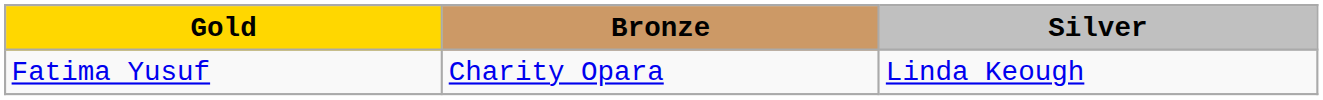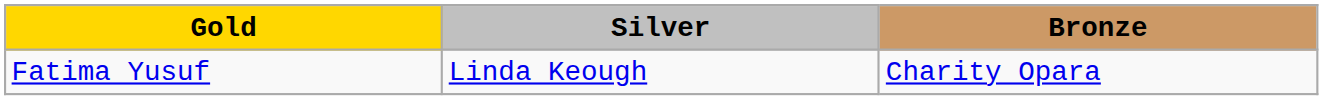columns swapped: (1098, 28) <-> (661, 28)
